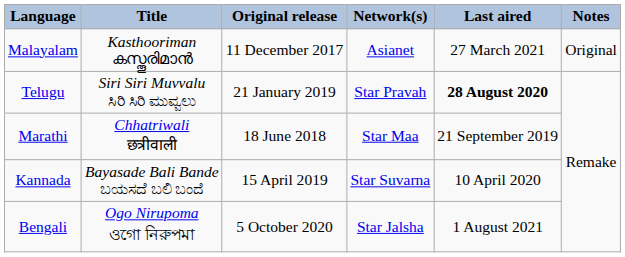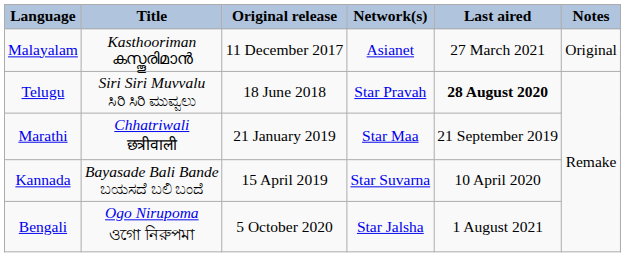(285, 92) 21 January 2019 -> (285, 92) 18 June 2018
(285, 136) 18 June 2018 -> (285, 136) 21 January 2019
